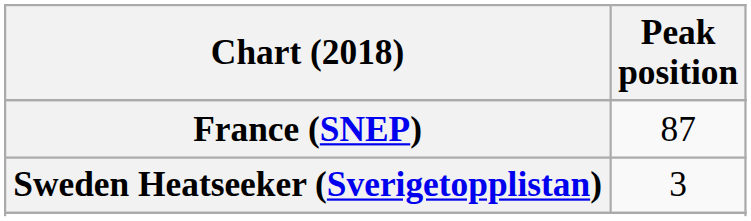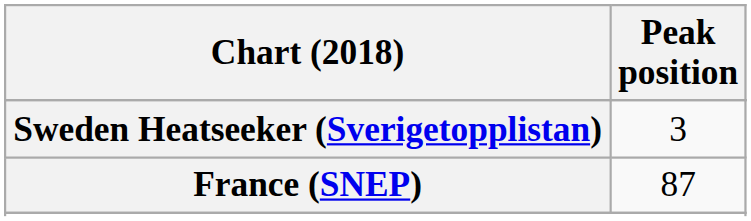rows swapped: (308, 128) <-> (308, 184)
